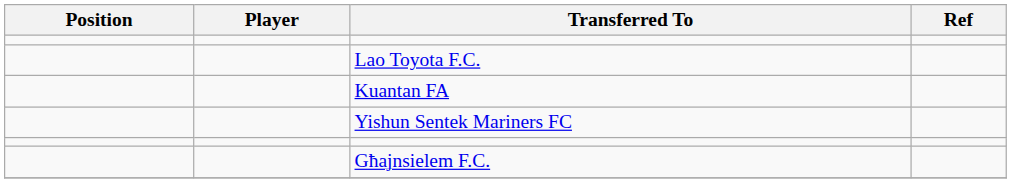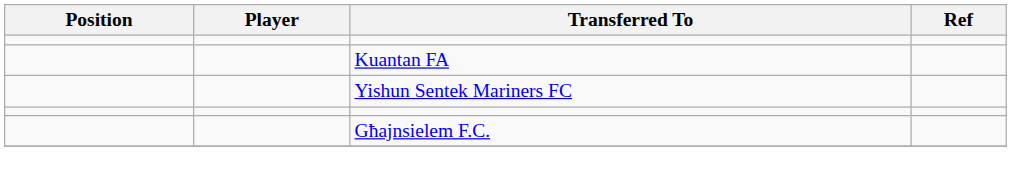- row: (99, 60)
